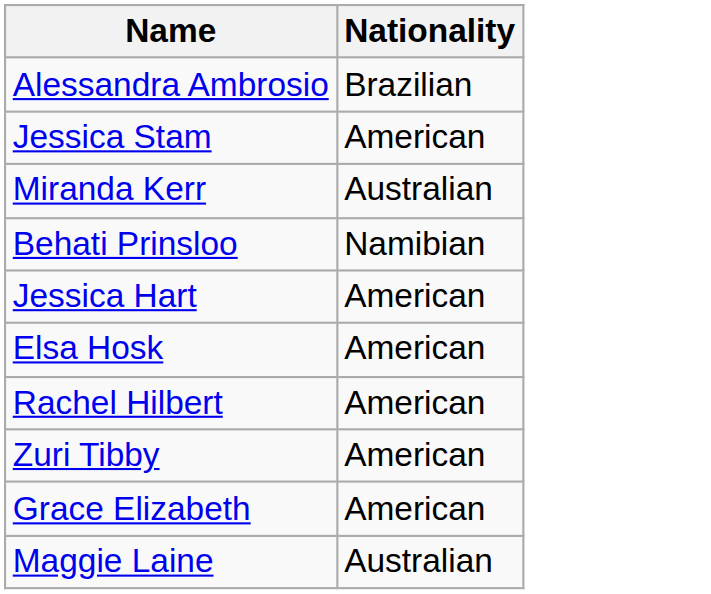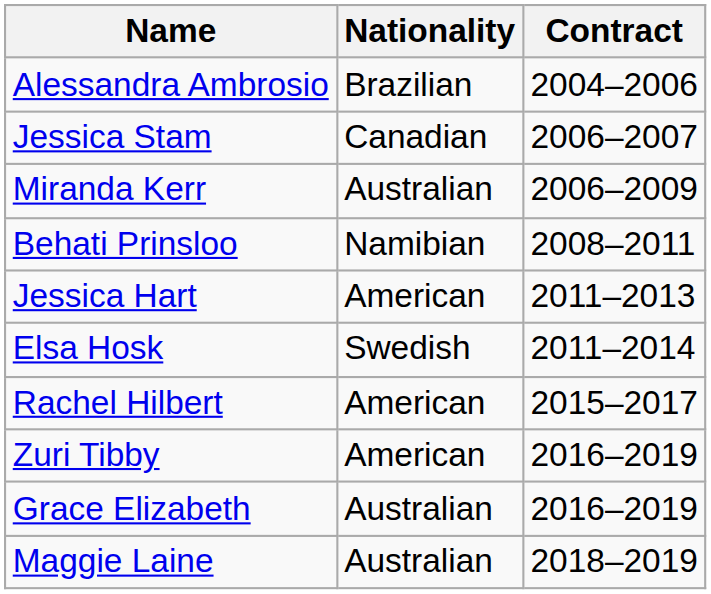+ column: (614, 31)
(415, 137) American -> (416, 137) Canadian
(415, 349) American -> (407, 349) Swedish
(415, 508) American -> (419, 508) Australian
